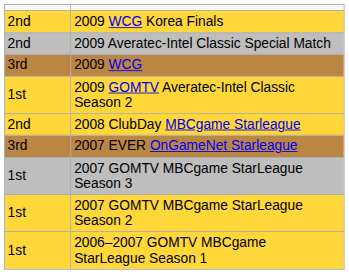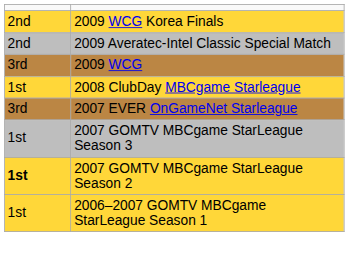- row: (185, 94)
(19, 124) 2nd -> (17, 87) 1st
(17, 213) normal -> (18, 175) bold
